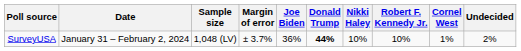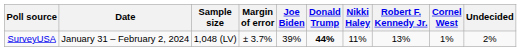(292, 39) 36% -> (292, 39) 39%
(358, 39) 10% -> (358, 39) 11%
(401, 39) 10% -> (401, 39) 13%
